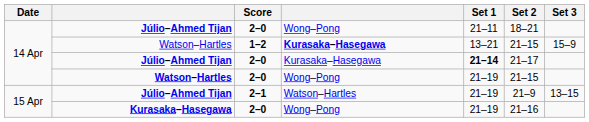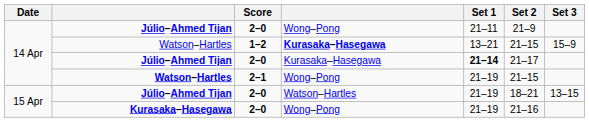(524, 29) 18–21 -> (524, 29) 21–9
(258, 77) 2–0 -> (258, 77) 2–1
(258, 94) 2–1 -> (258, 94) 2–0
(524, 94) 21–9 -> (524, 94) 18–21
